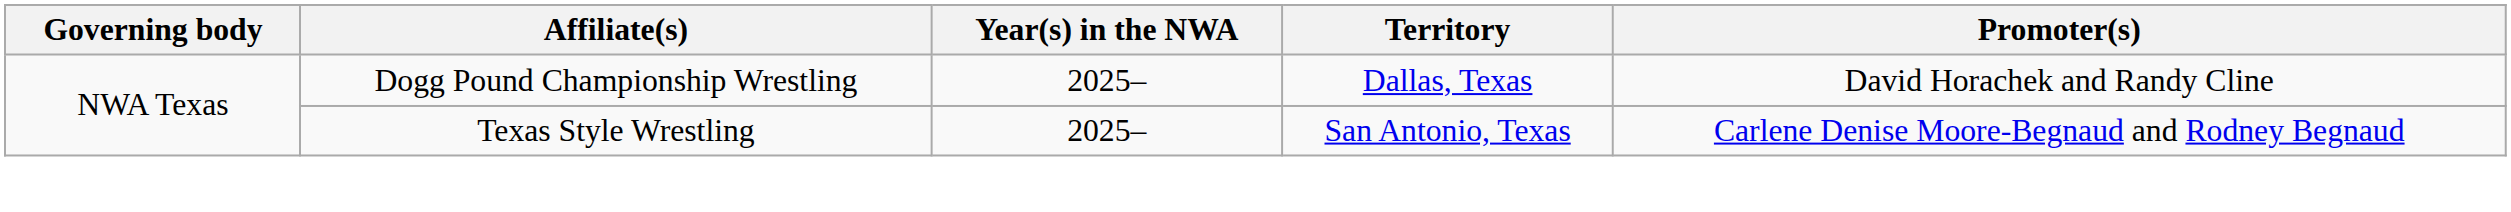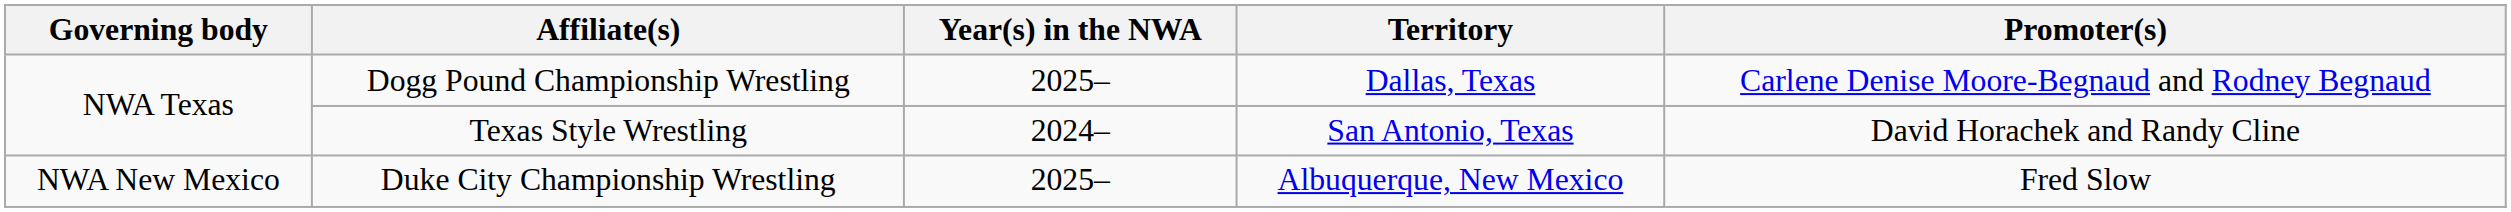(2059, 79) David Horachek and Randy Cline -> (2085, 79) Carlene Denise Moore-Begnaud and Rodney Begnaud
(1107, 130) 2025– -> (1070, 130) 2024–
(2059, 130) Carlene Denise Moore-Begnaud and Rodney Begnaud -> (2085, 130) David Horachek and Randy Cline
+ row: (608, 180)
